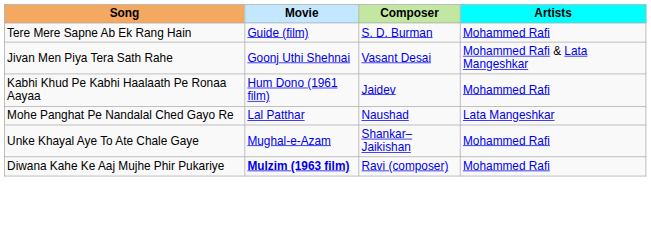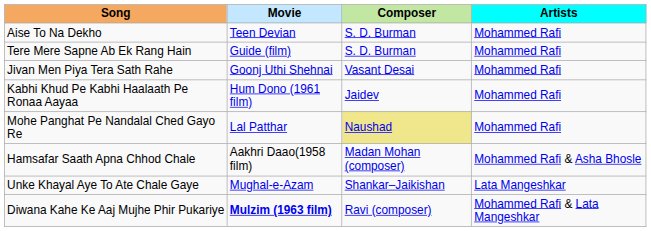+ row: (54, 32)
(525, 58) Mohammed Rafi & Lata Mangeshkar -> (518, 70) Mohammed Rafi
(385, 115) no background -> (368, 127) khaki background
(509, 115) Lata Mangeshkar -> (518, 127) Mohammed Rafi
+ row: (101, 159)
(506, 141) Mohammed Rafi -> (520, 185) Lata Mangeshkar
(506, 166) Mohammed Rafi -> (536, 210) Mohammed Rafi & Lata Mangeshkar
